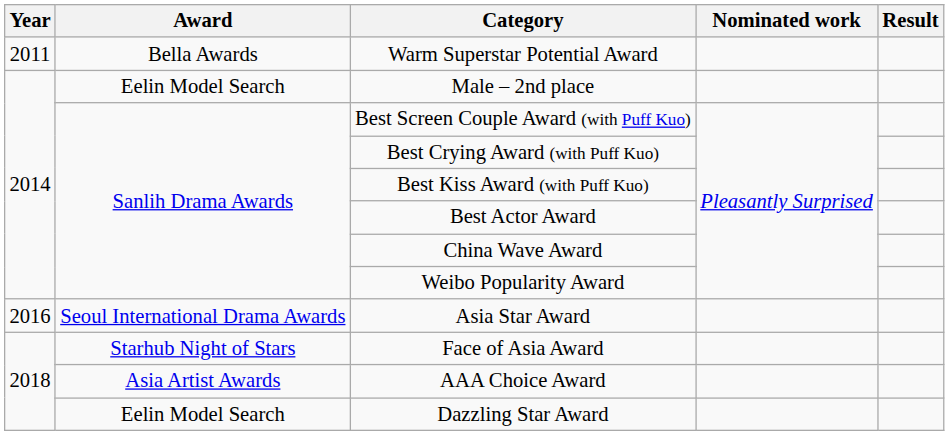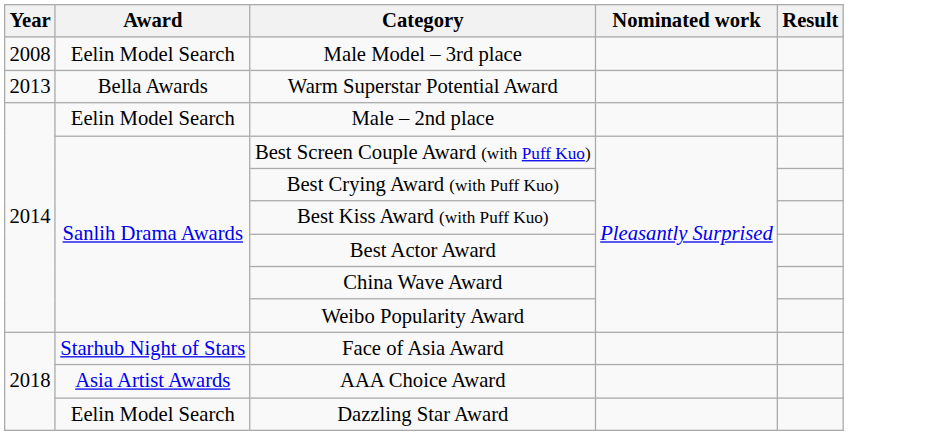+ row: (423, 53)
(30, 53) 2011 -> (30, 86) 2013
- row: (523, 315)
